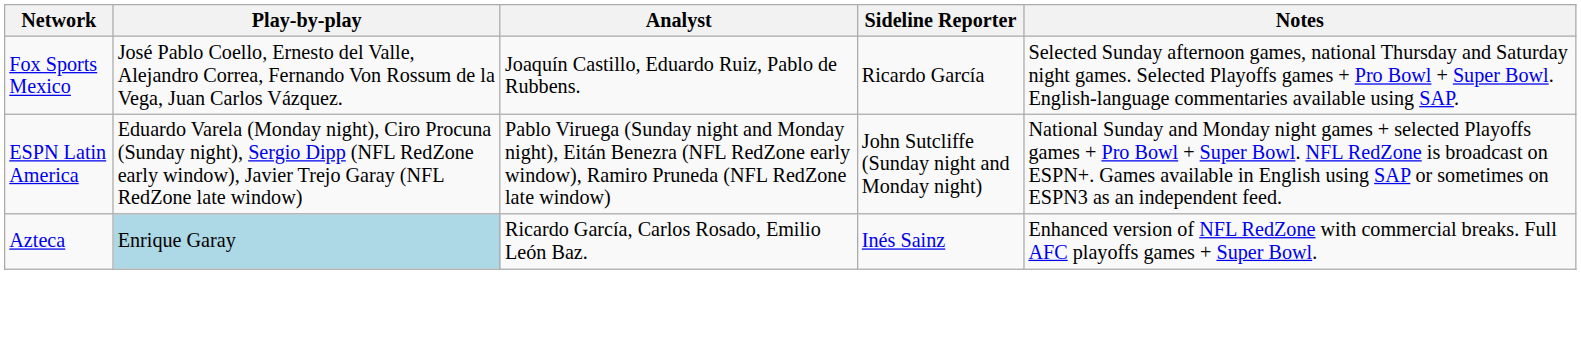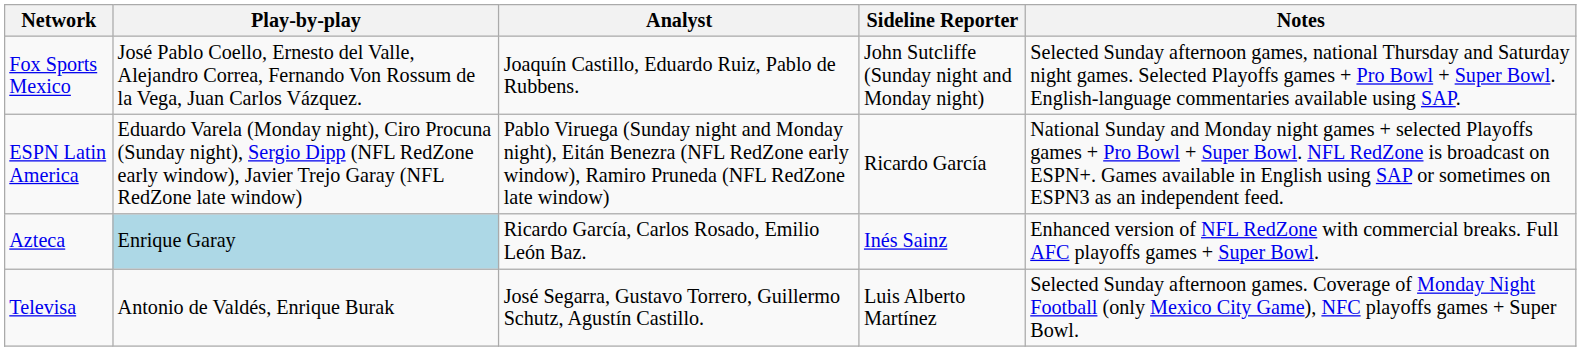(923, 75) Ricardo García -> (938, 75) John Sutcliffe (Sunday night and Monday night)
(936, 163) John Sutcliffe (Sunday night and Monday night) -> (925, 163) Ricardo García
+ row: (43, 307)
